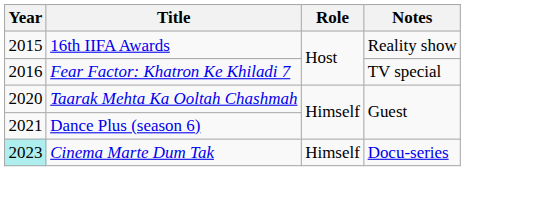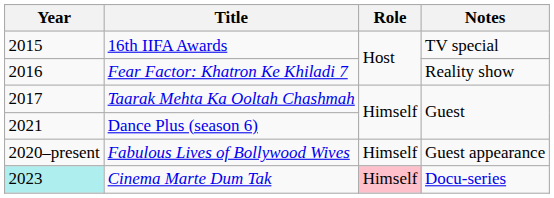(412, 44) Reality show -> (462, 44) TV special
(404, 71) TV special -> (470, 71) Reality show
(25, 98) 2020 -> (25, 98) 2017
+ row: (229, 152)
(333, 152) no background -> (390, 179) pink background
